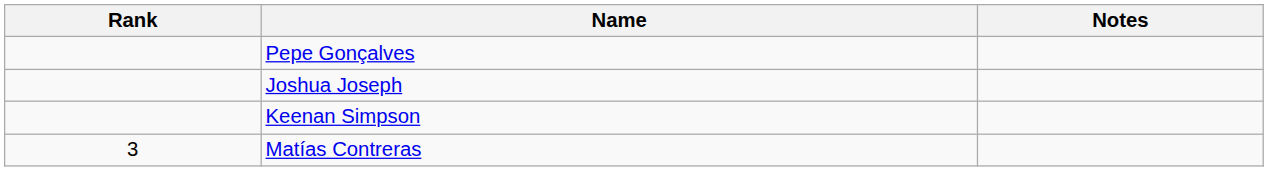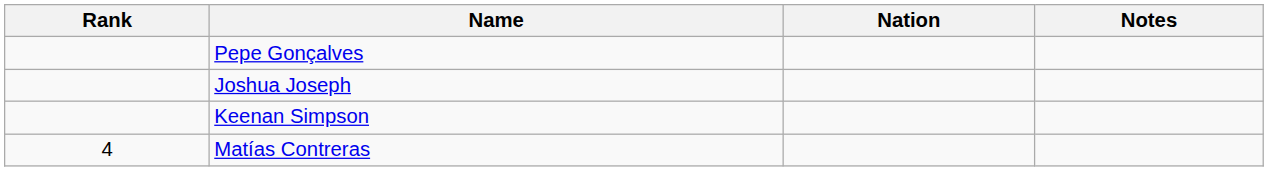+ column: (909, 20)
(133, 149) 3 -> (107, 149) 4
